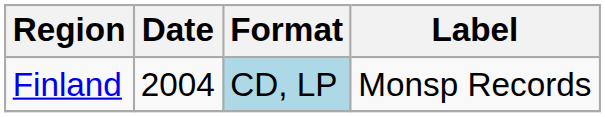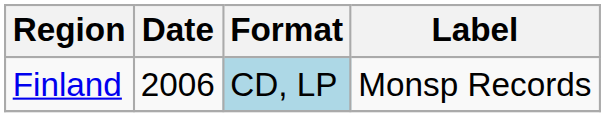(178, 83) 2004 -> (178, 83) 2006
